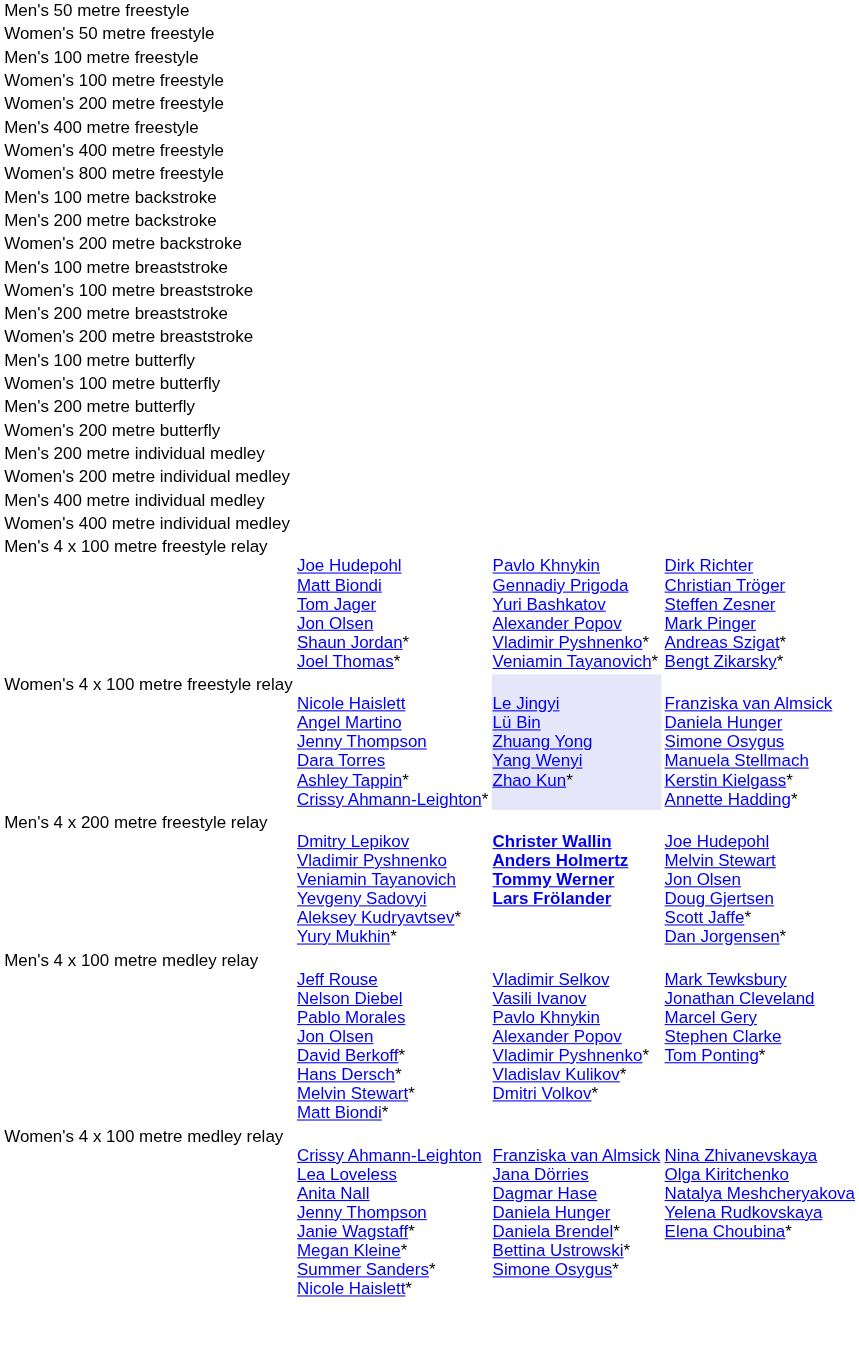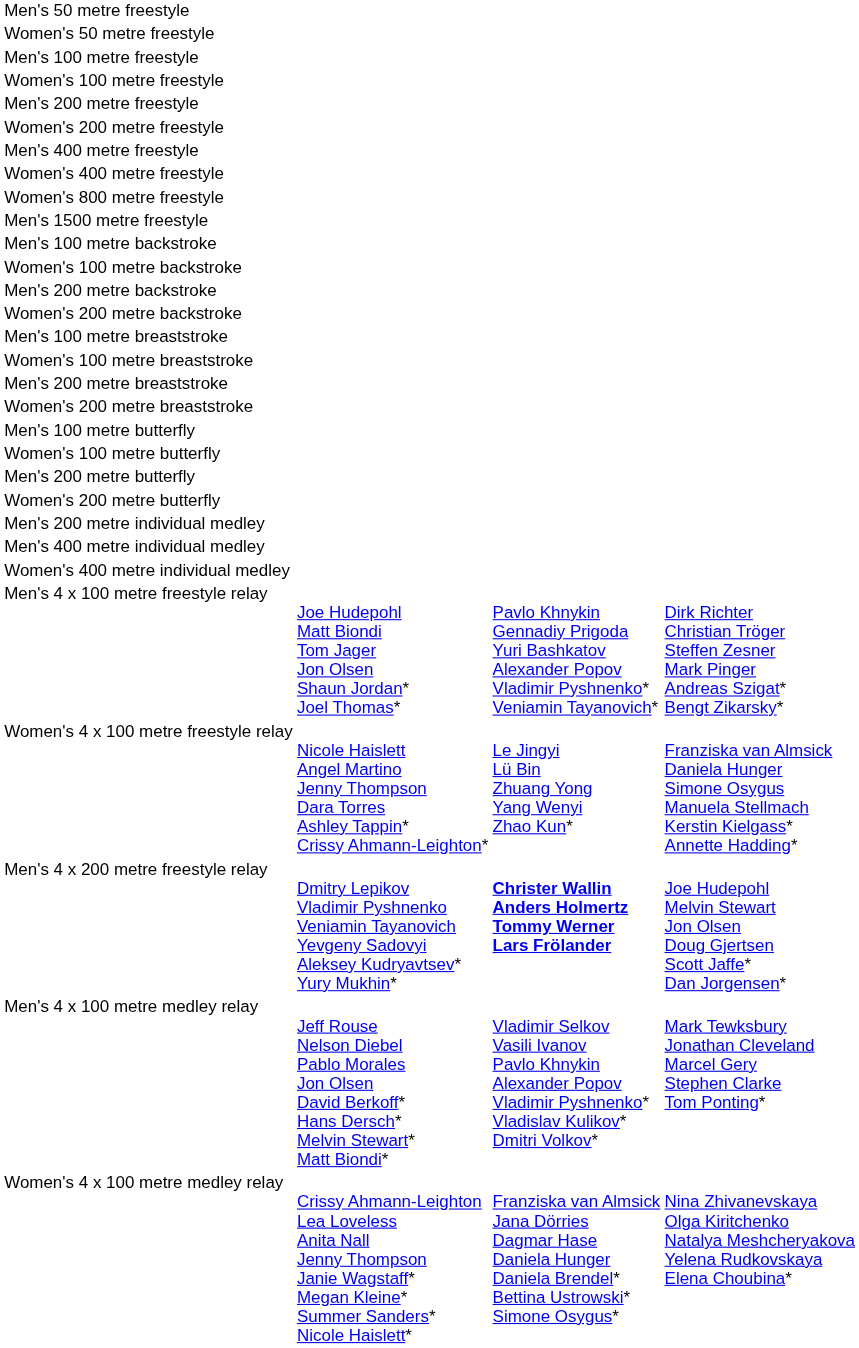+ row: (101, 103)
+ row: (106, 220)
+ row: (123, 267)
- row: (147, 477)
(543, 742) lavender background -> (543, 788) no background
